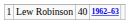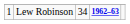(83, 12) 40 -> (83, 12) 34
